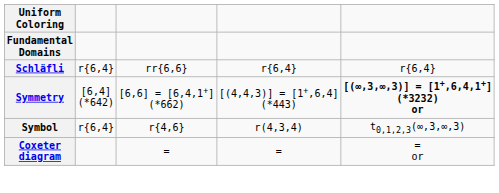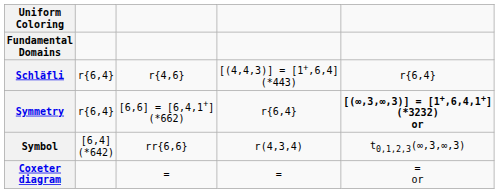(166, 68) rr{6,6} -> (166, 75) r{4,6}
(279, 68) r{6,4} -> (279, 75) [(4,4,3)] = [1+,6,4] (*443)
(96, 97) [6,4] (*642) -> (96, 112) r{6,4}
(279, 97) [(4,4,3)] = [1+,6,4] (*443) -> (279, 112) r{6,4}
(96, 128) r{6,4} -> (96, 146) [6,4] (*642)
(166, 128) r{4,6} -> (166, 146) rr{6,6}
